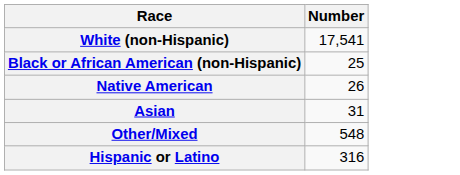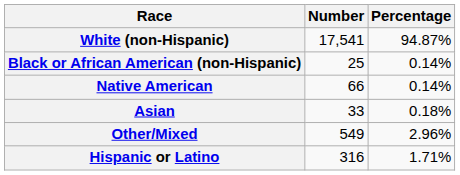+ column: (411, 16)
(356, 87) 26 -> (356, 87) 66
(356, 110) 31 -> (356, 110) 33
(352, 134) 548 -> (352, 134) 549
